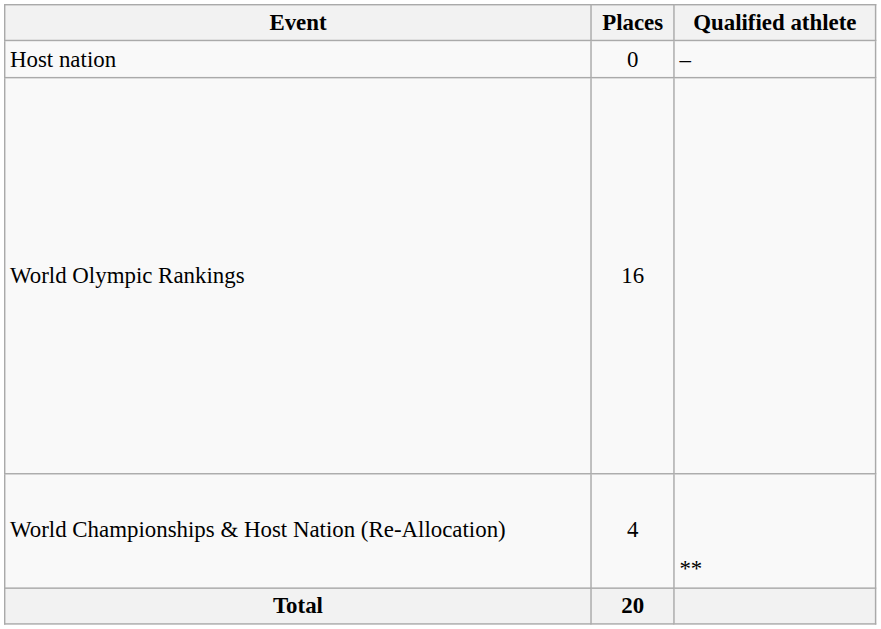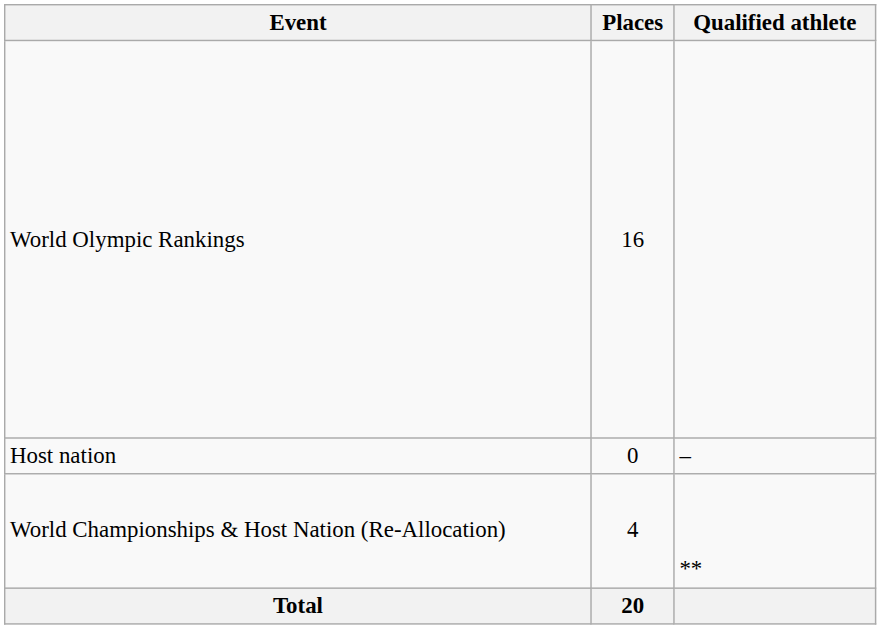rows swapped: (63, 58) <-> (127, 275)
